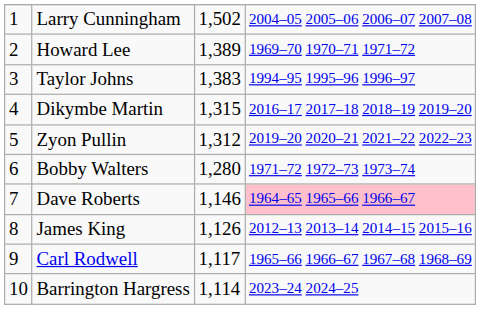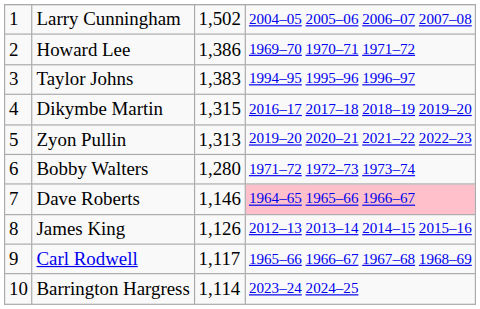(220, 49) 1,389 -> (220, 49) 1,386
(220, 139) 1,312 -> (220, 139) 1,313
